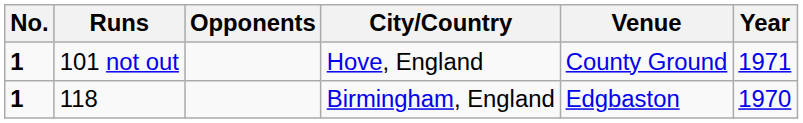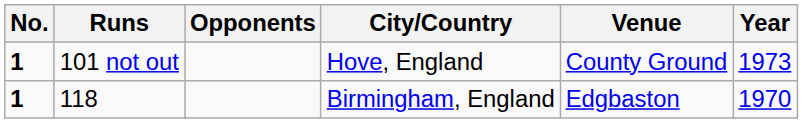(765, 61) 1971 -> (765, 61) 1973
